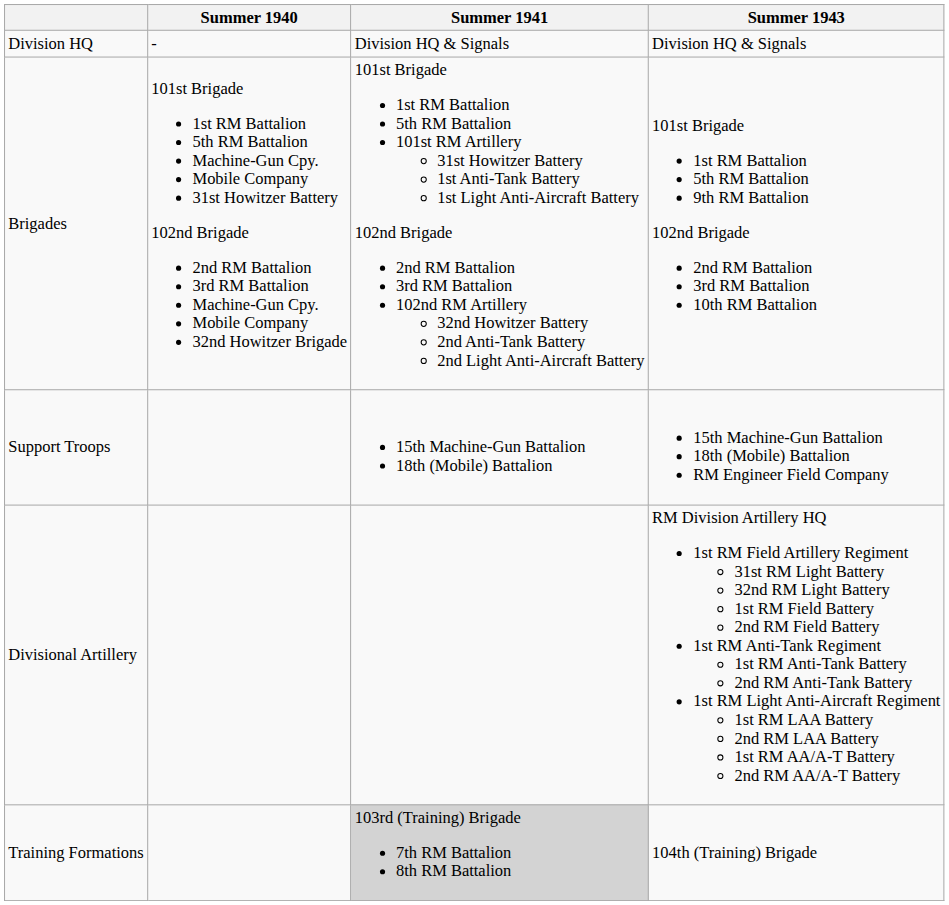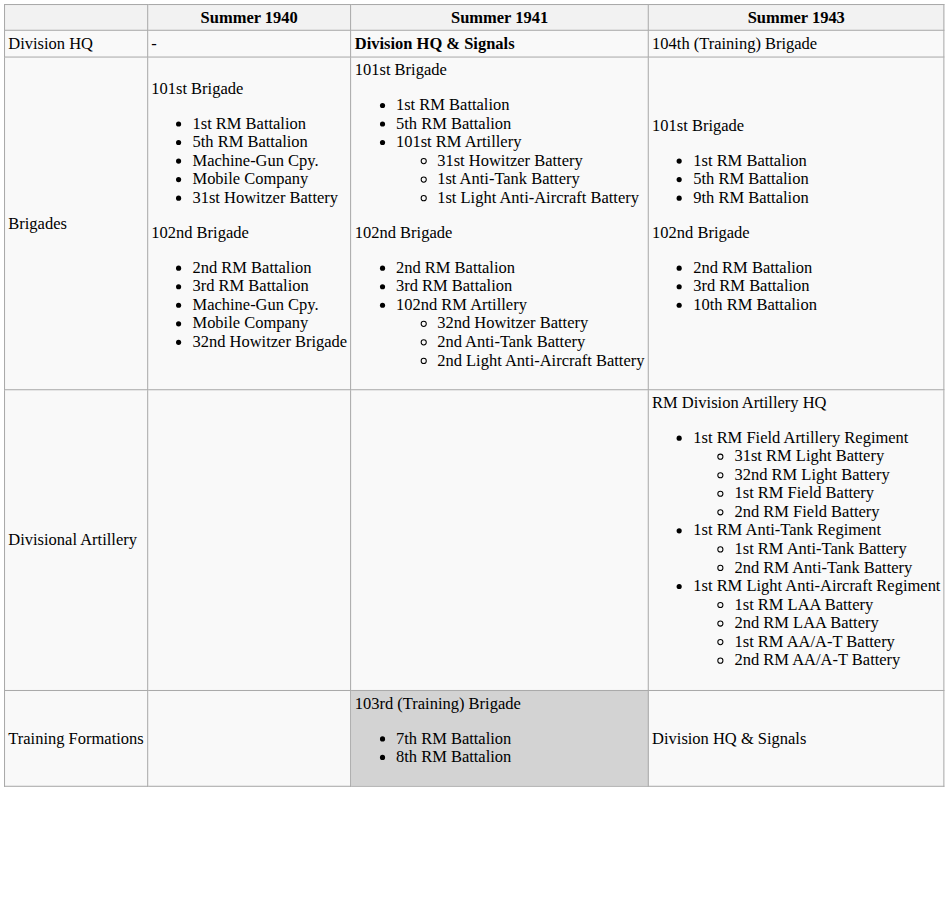(432, 43) normal -> (435, 43) bold
(729, 43) Division HQ & Signals -> (735, 43) 104th (Training) Brigade
- row: (59, 447)
(735, 852) 104th (Training) Brigade -> (729, 738) Division HQ & Signals
